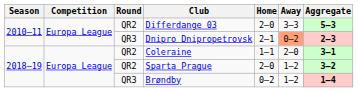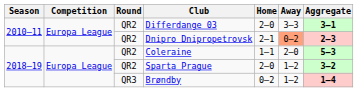(328, 25) 5–3 -> (328, 25) 3–1
(129, 39) QR3 -> (129, 39) QR2
(328, 53) 3–1 -> (328, 53) 5–3
